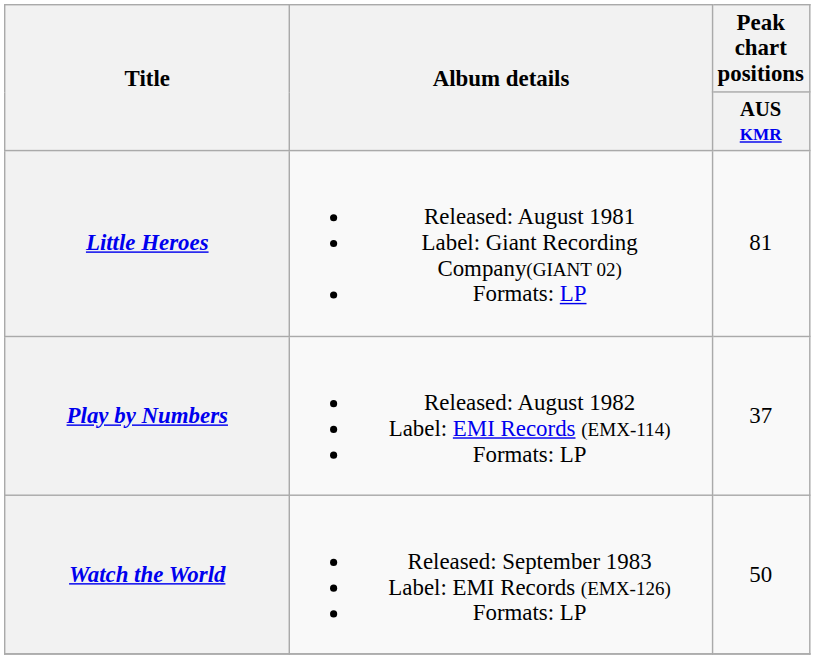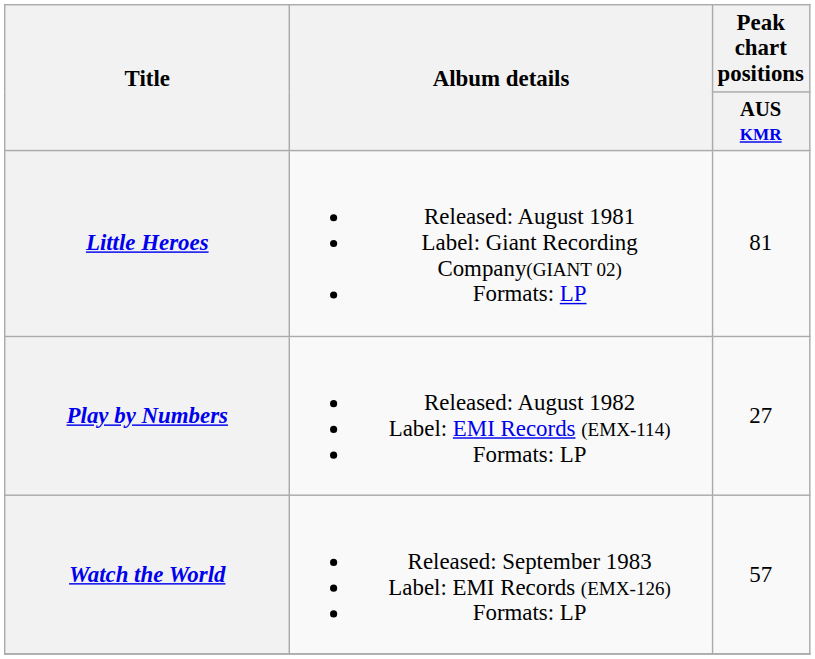(761, 415) 37 -> (761, 415) 27
(761, 574) 50 -> (761, 574) 57
